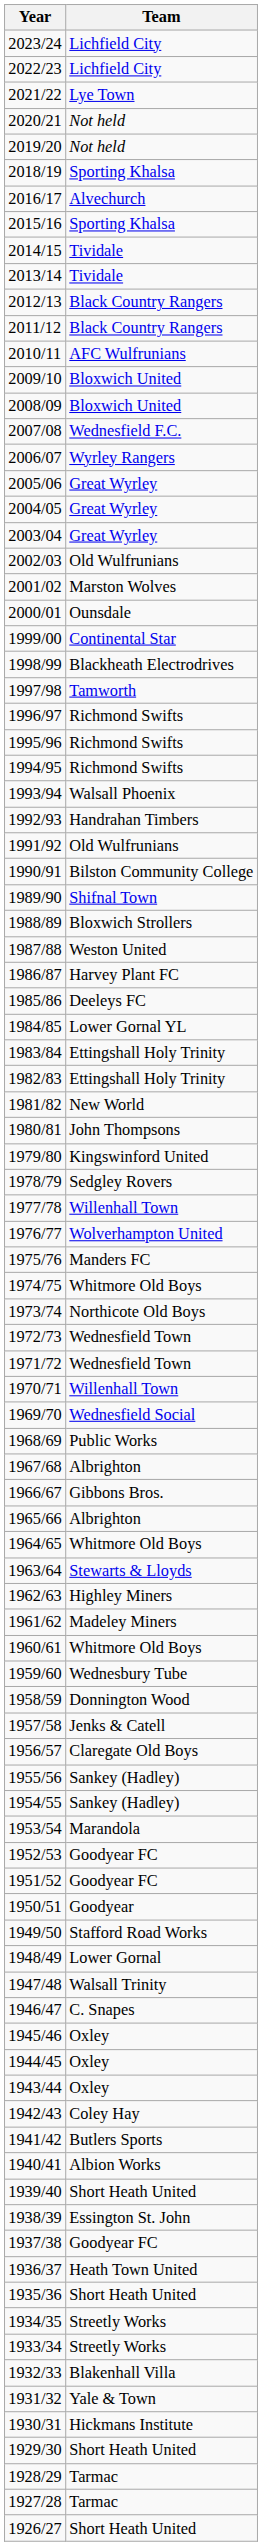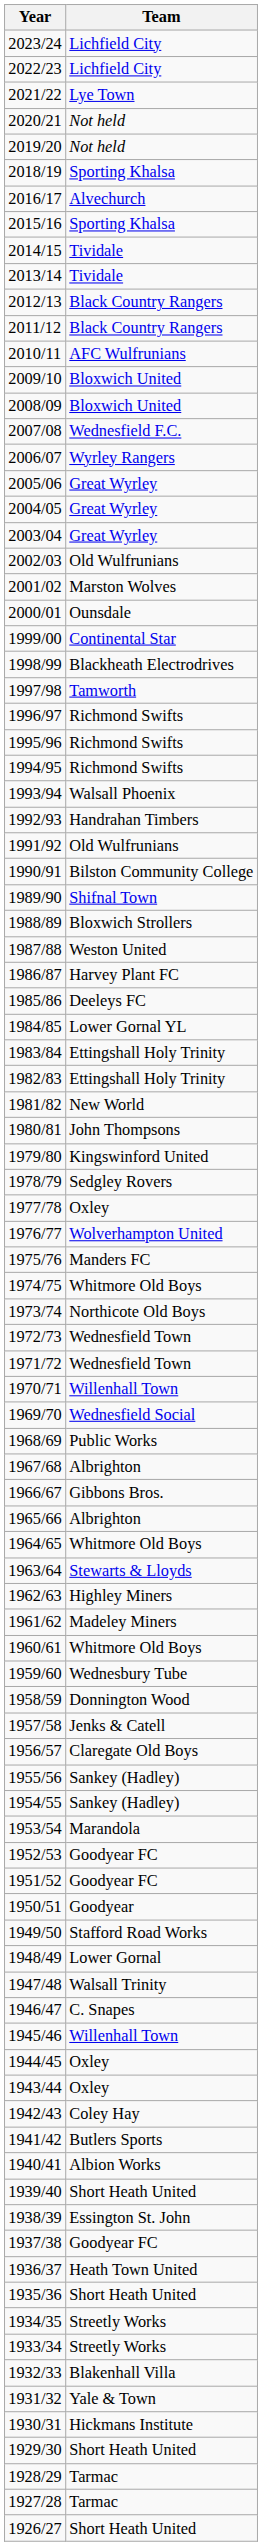(124, 1208) Willenhall Town -> (89, 1208) Oxley
(89, 2036) Oxley -> (124, 2036) Willenhall Town
